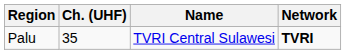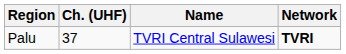(70, 37) 35 -> (70, 37) 37
